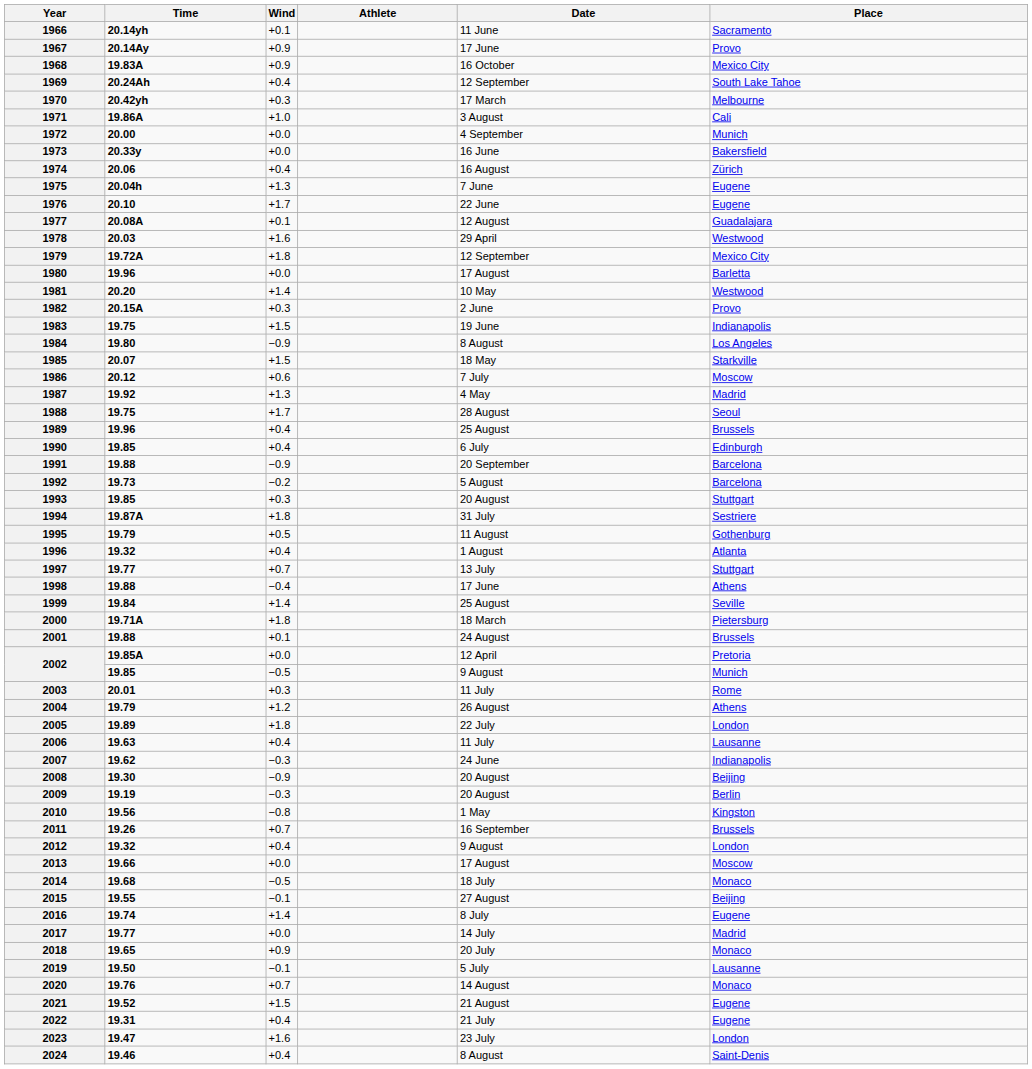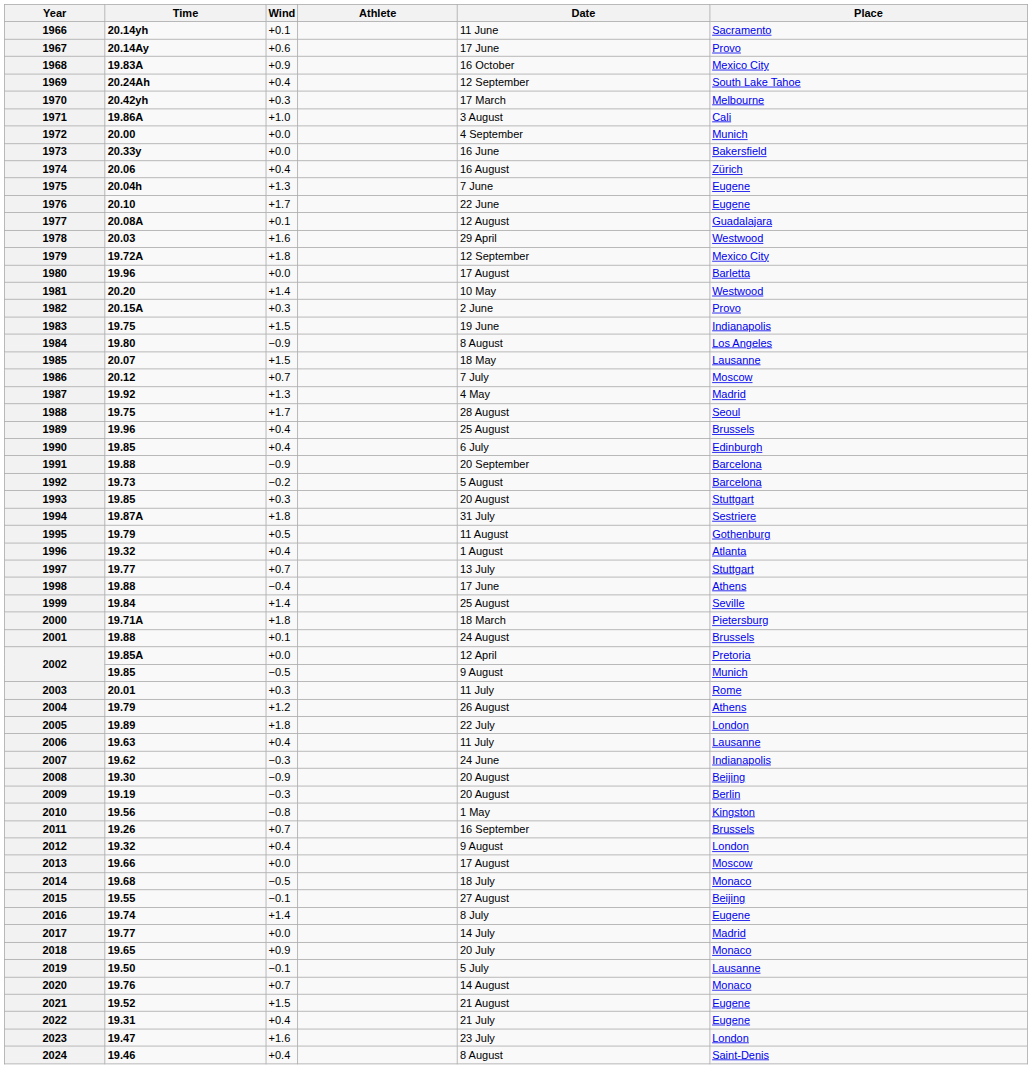(279, 47) +0.9 -> (279, 47) +0.6
(734, 360) Starkville -> (736, 360) Lausanne
(279, 377) +0.6 -> (279, 377) +0.7
